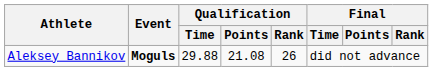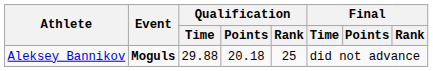(246, 56) 21.08 -> (246, 56) 20.18
(289, 56) 26 -> (289, 56) 25
